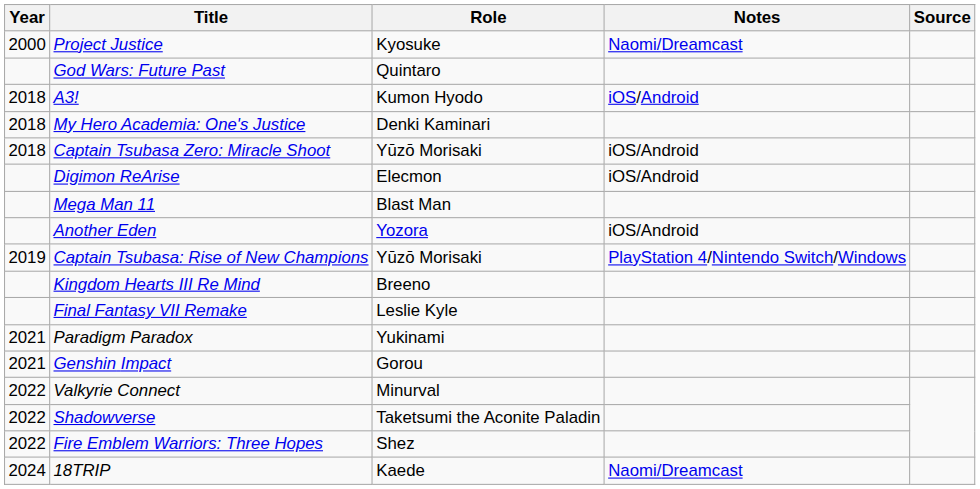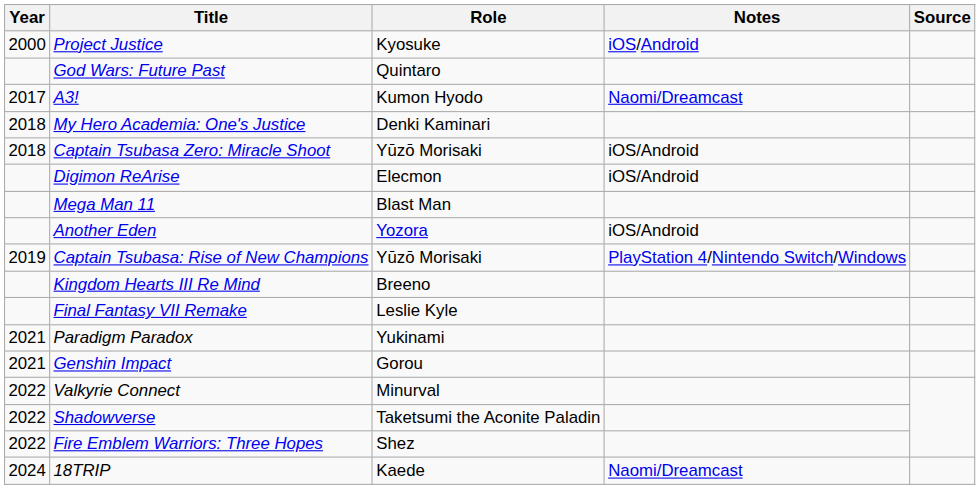(675, 44) Naomi/Dreamcast -> (653, 44) iOS/Android
(27, 97) 2018 -> (27, 97) 2017
(653, 97) iOS/Android -> (675, 97) Naomi/Dreamcast
